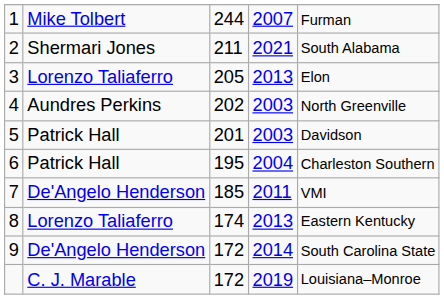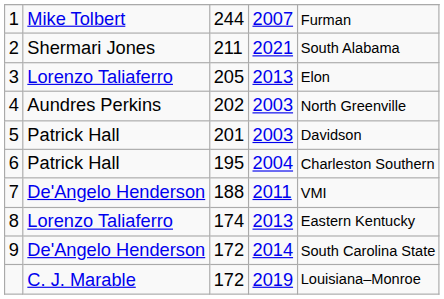(229, 192) 185 -> (229, 192) 188
